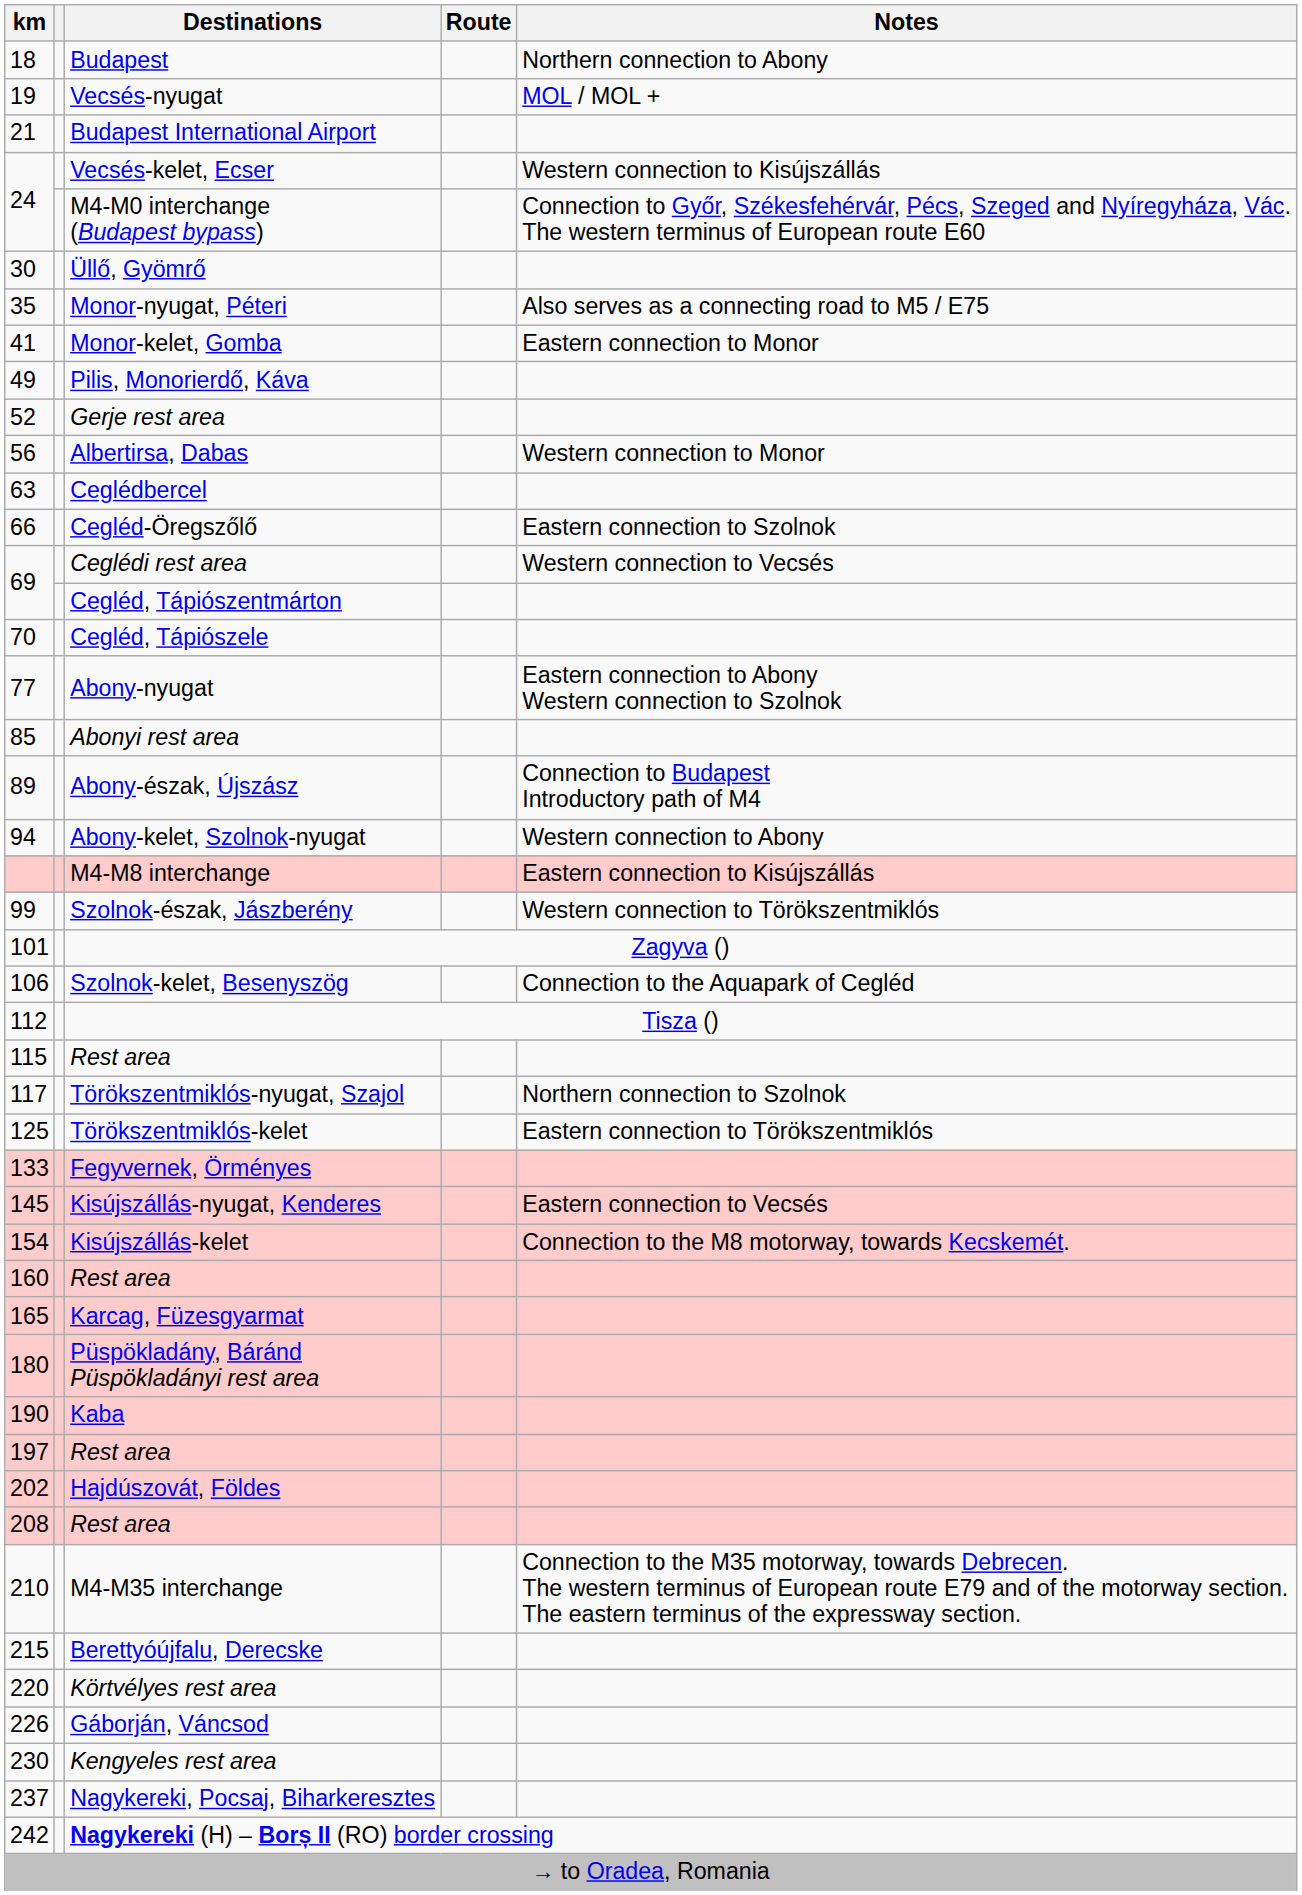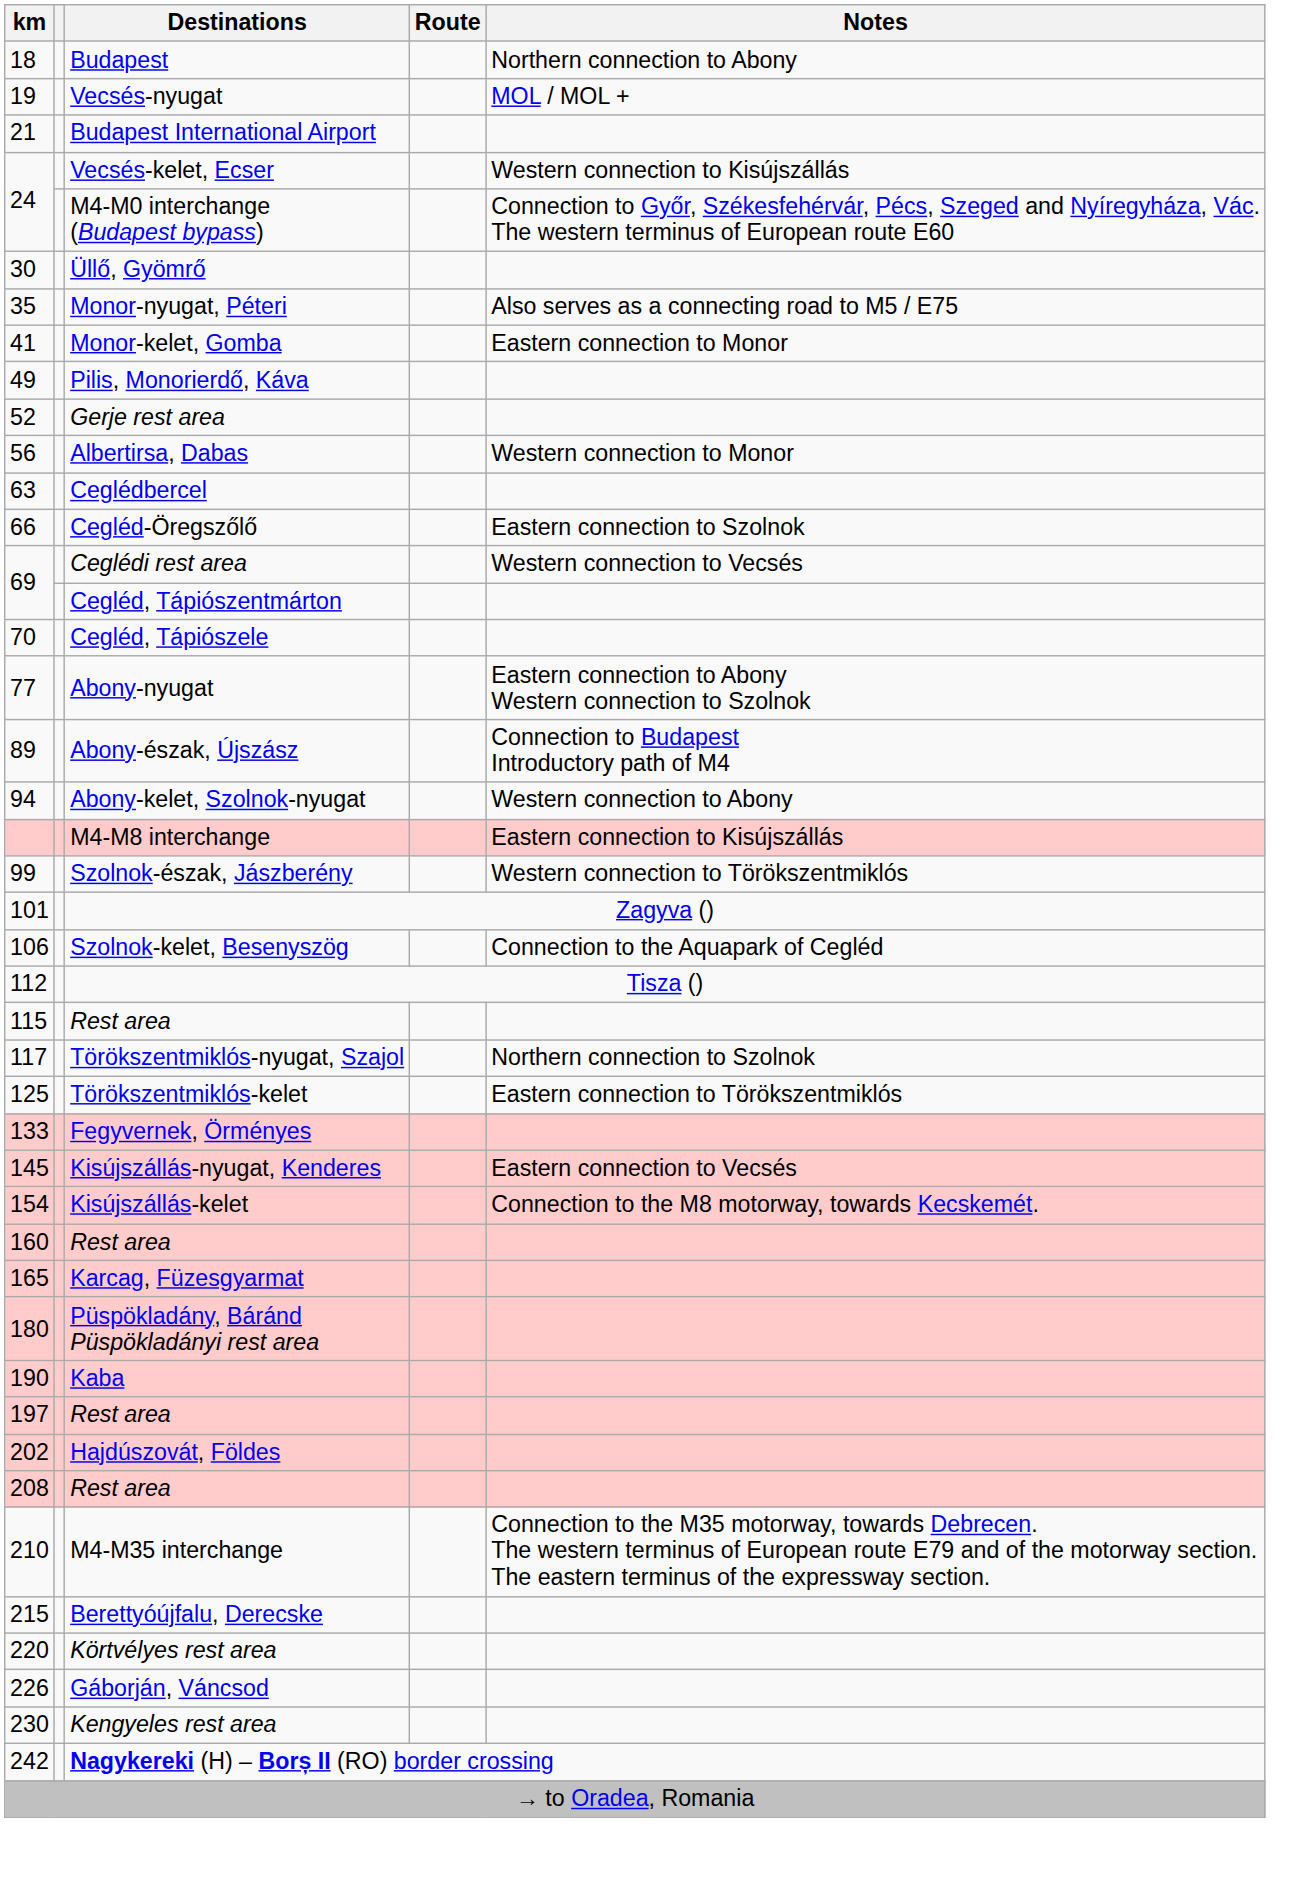- row: (23, 737)
- row: (29, 1798)
